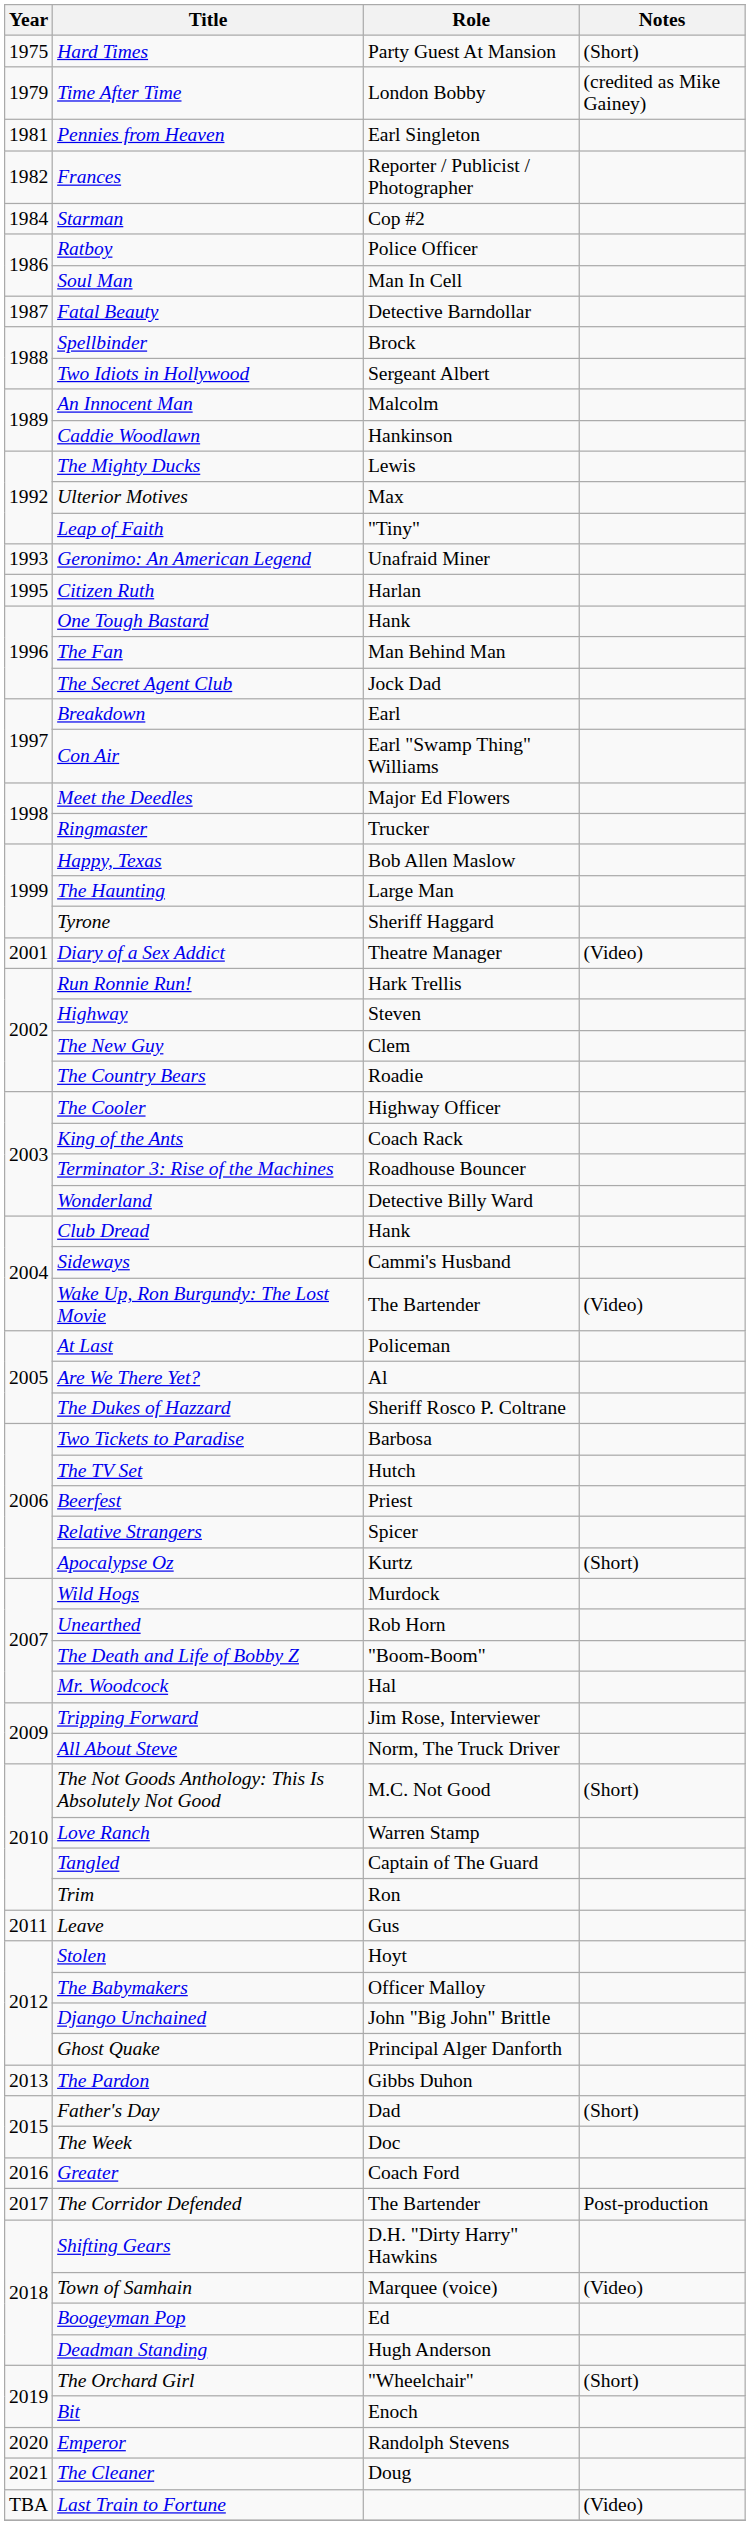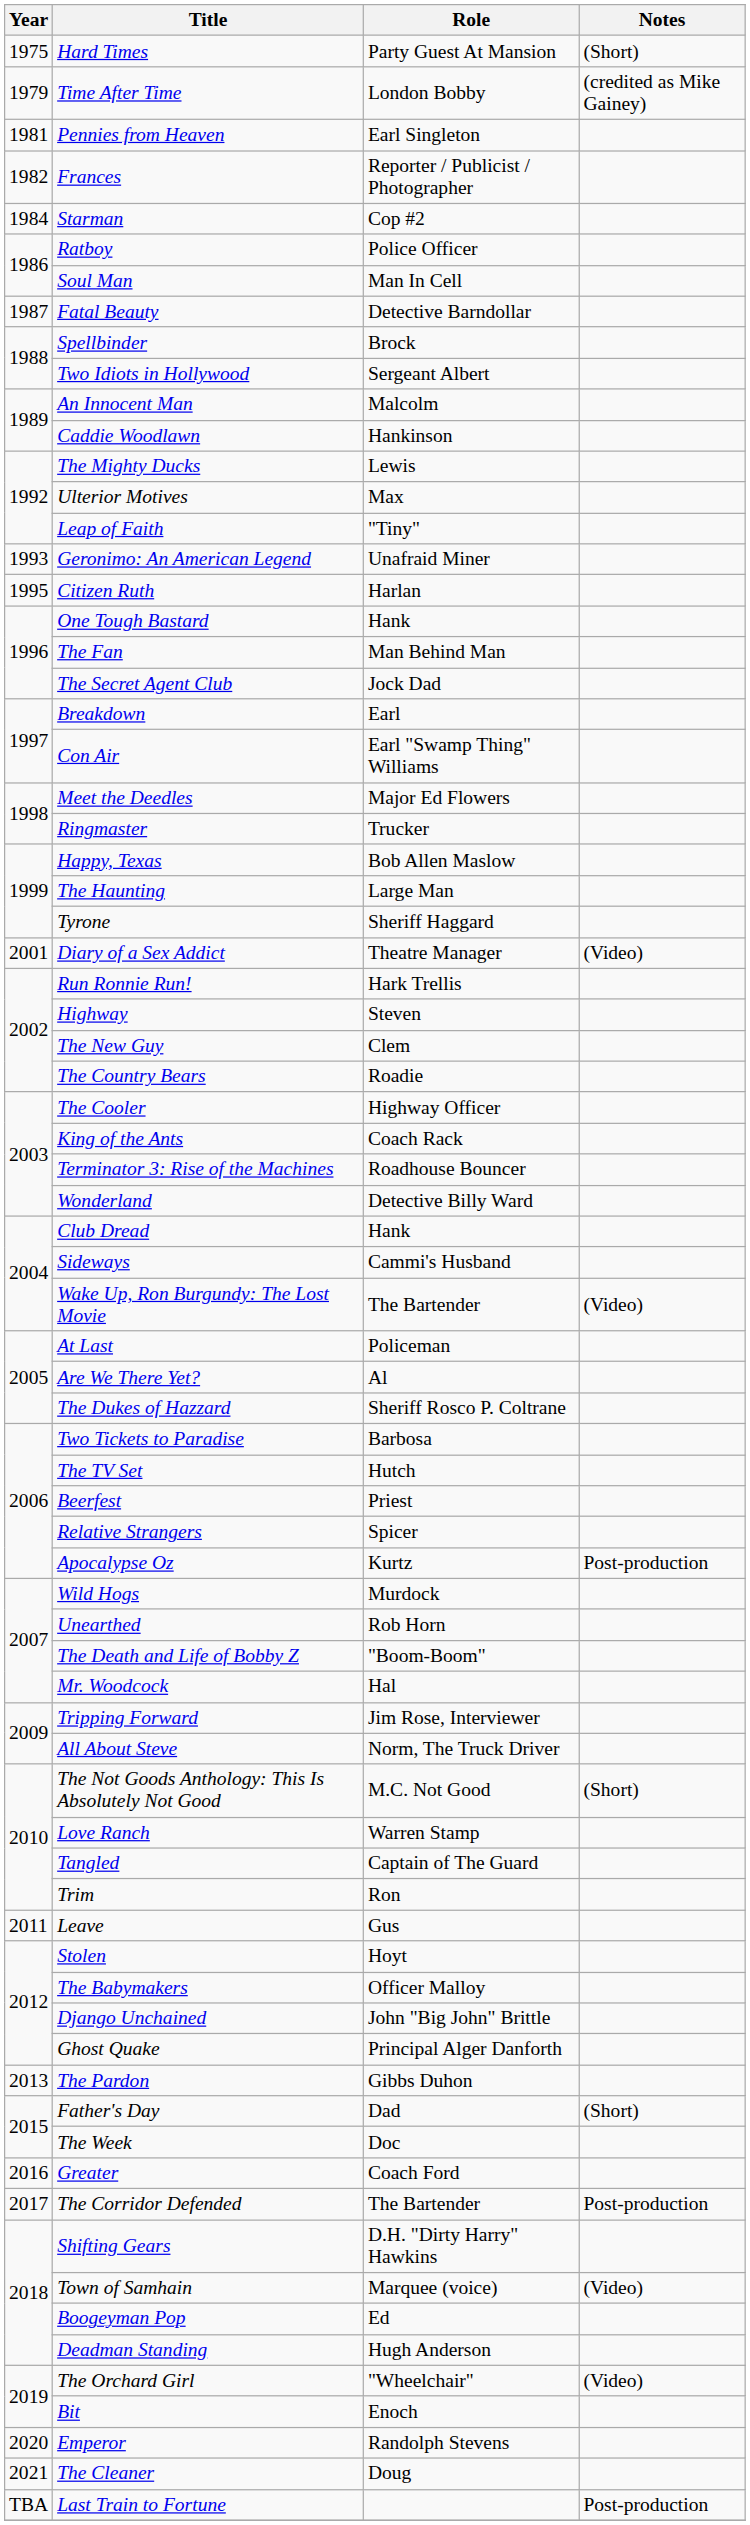(611, 1562) (Short) -> (646, 1562) Post-production
(611, 2380) (Short) -> (613, 2380) (Video)
(613, 2504) (Video) -> (646, 2504) Post-production
